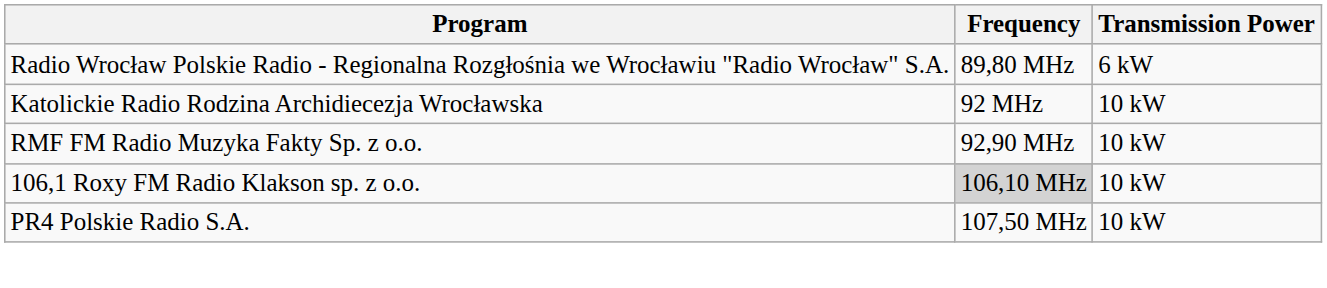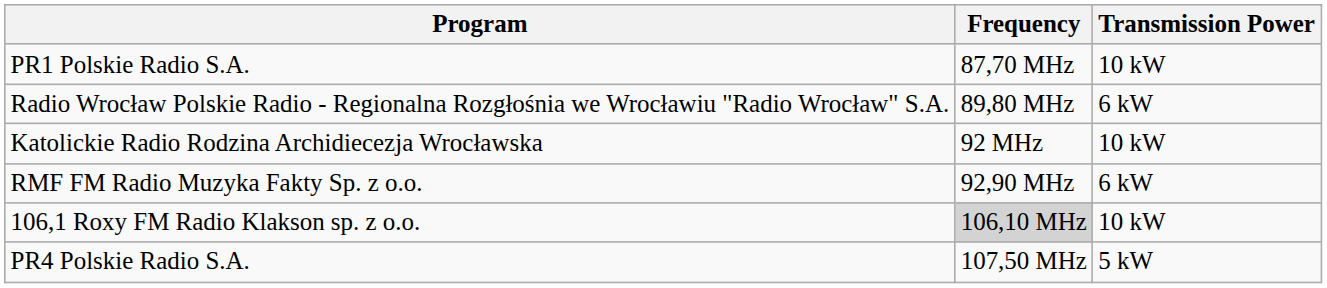+ row: (130, 63)
(1132, 143) 10 kW -> (1126, 182) 6 kW
(1132, 222) 10 kW -> (1126, 261) 5 kW
